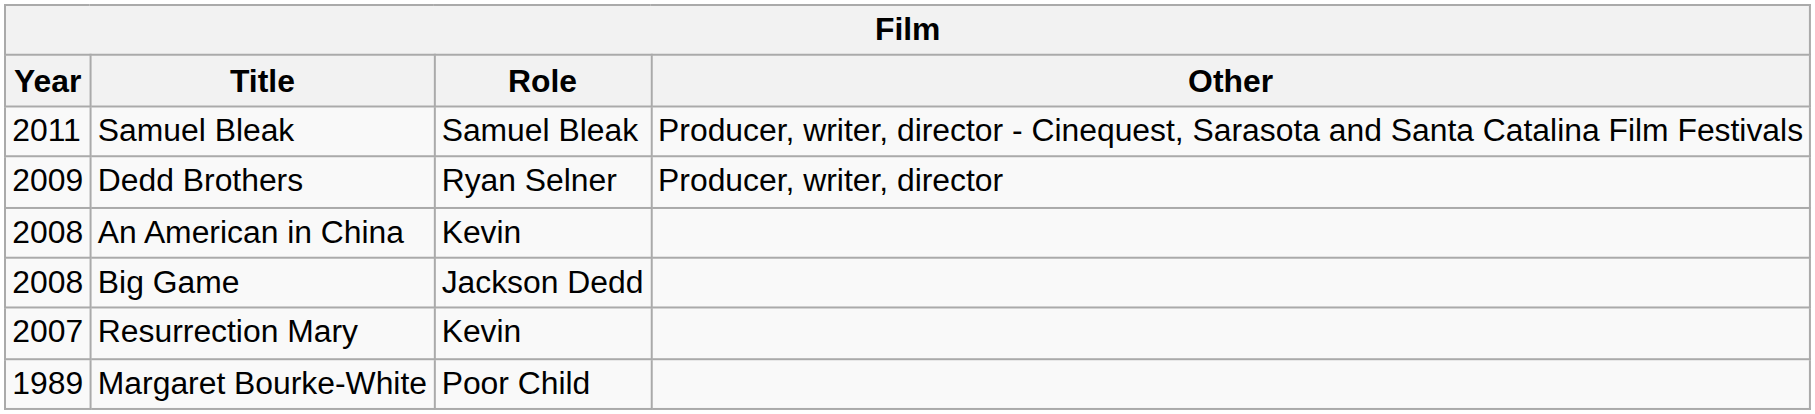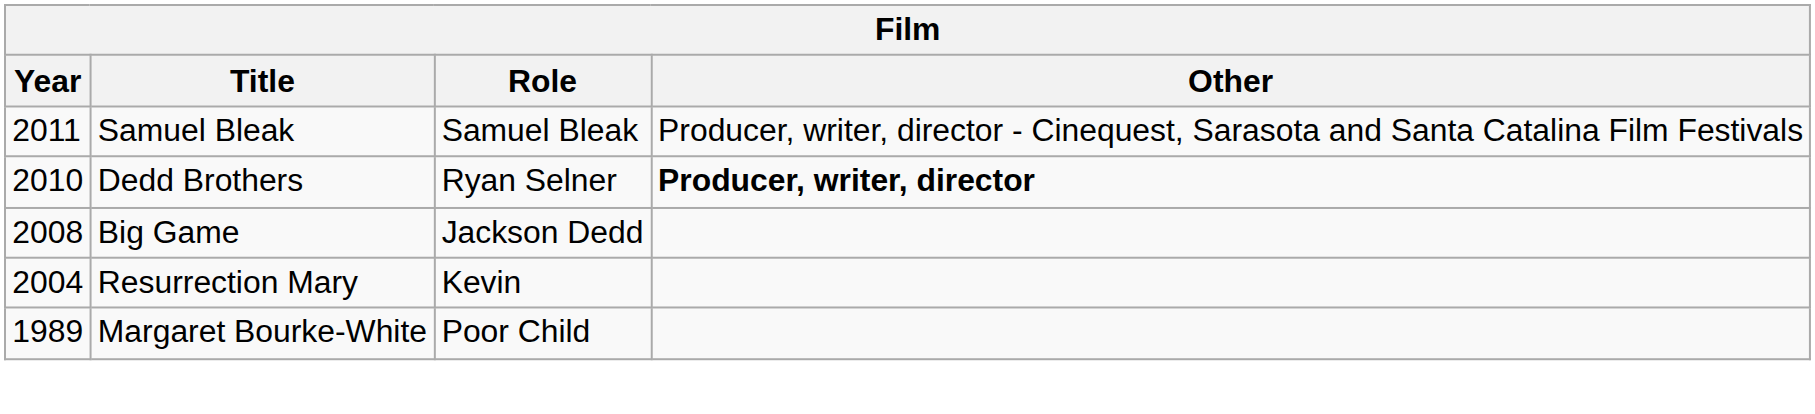(48, 181) 2009 -> (48, 181) 2010
(831, 181) normal -> (847, 181) bold
- row: (251, 231)
(48, 332) 2007 -> (48, 282) 2004
